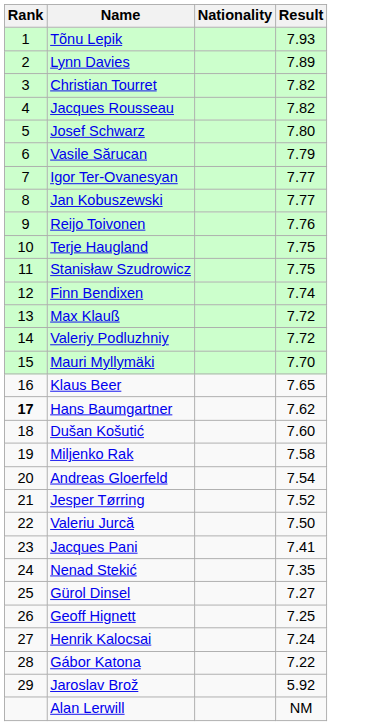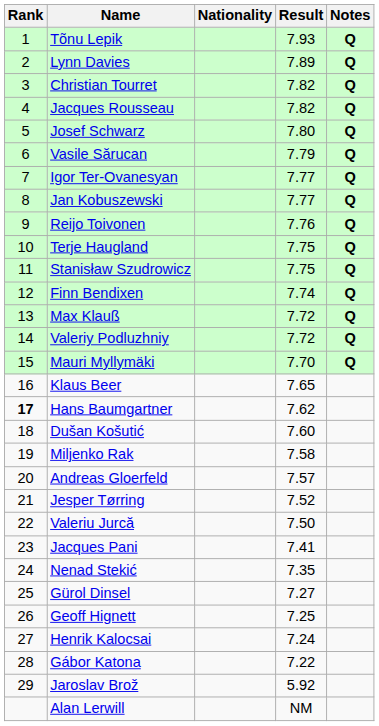+ column: (350, 16)
(301, 477) 7.54 -> (301, 477) 7.57
